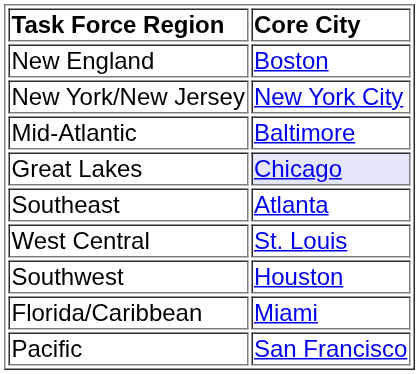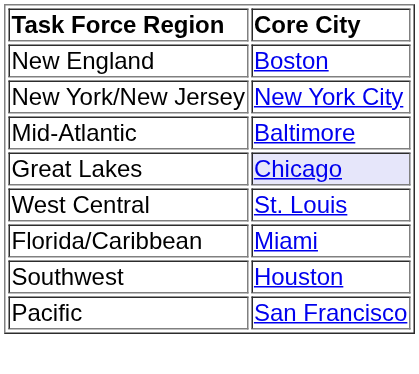- row: (66, 204)
rows swapped: (107, 312) <-> (68, 276)
